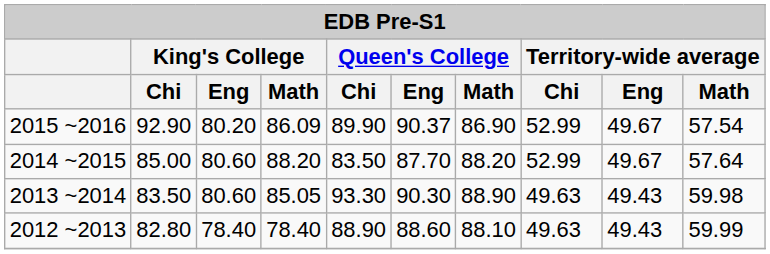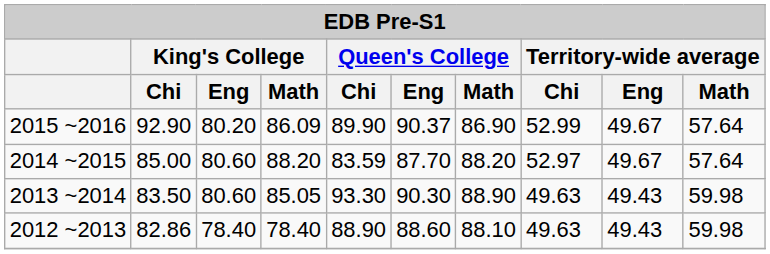(716, 126) 57.54 -> (716, 126) 57.64
(359, 160) 83.50 -> (359, 160) 83.59
(554, 160) 52.99 -> (554, 160) 52.97
(164, 230) 82.80 -> (164, 230) 82.86
(716, 230) 59.99 -> (716, 230) 59.98
